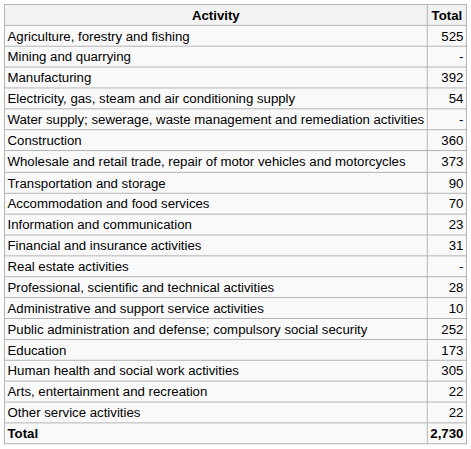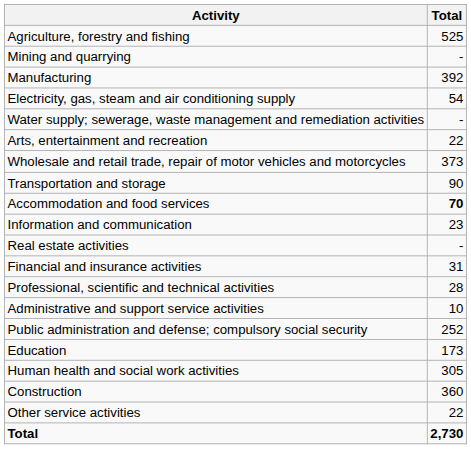rows swapped: (45, 141) <-> (107, 392)
(456, 203) normal -> (456, 203) bold
rows swapped: (104, 245) <-> (68, 266)
